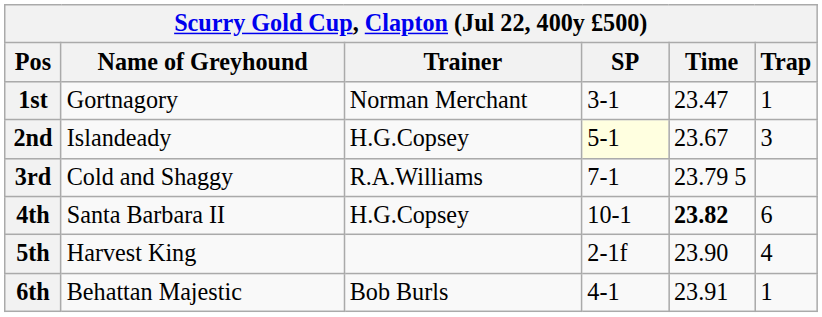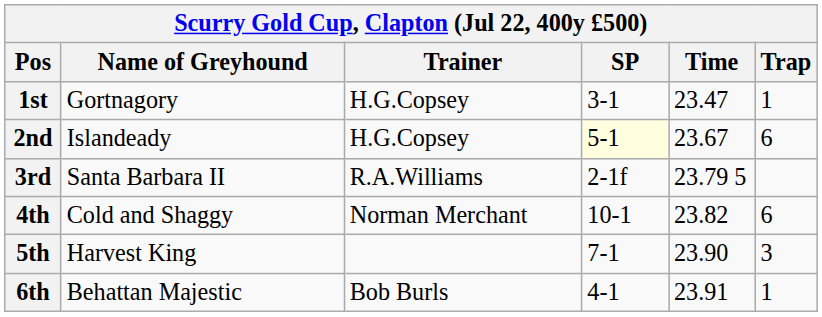(439, 100) Norman Merchant -> (409, 100) H.G.Copsey
(767, 138) 3 -> (767, 138) 6
(150, 176) Cold and Shaggy -> (146, 176) Santa Barbara II
(603, 176) 7-1 -> (607, 176) 2-1f
(146, 215) Santa Barbara II -> (150, 215) Cold and Shaggy
(409, 215) H.G.Copsey -> (439, 215) Norman Merchant
(701, 215) bold -> (701, 215) normal
(607, 253) 2-1f -> (603, 253) 7-1
(767, 253) 4 -> (767, 253) 3
